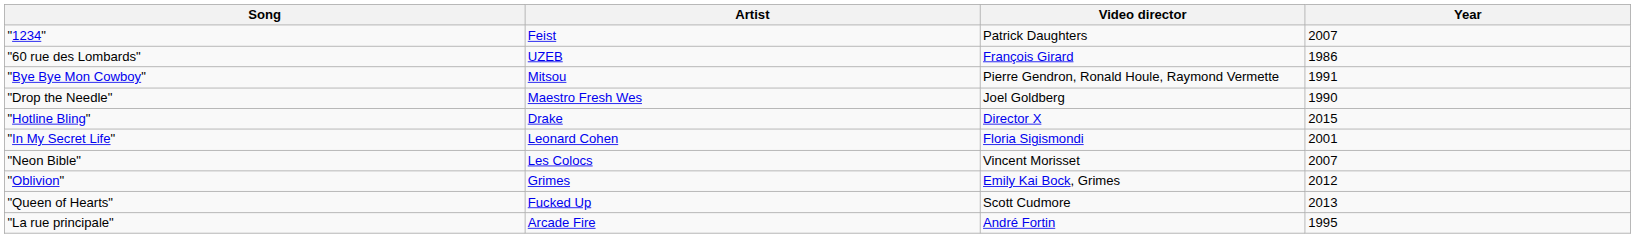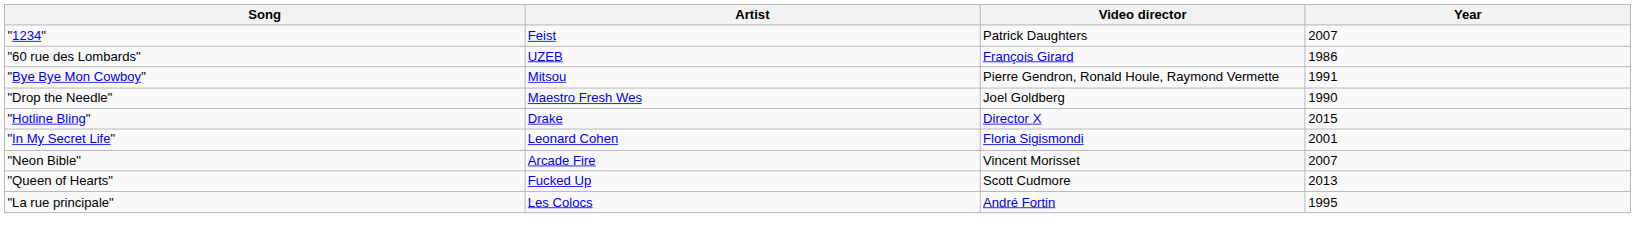(560, 160) Les Colocs -> (562, 160) Arcade Fire
- row: (36, 181)
(562, 222) Arcade Fire -> (560, 202) Les Colocs
